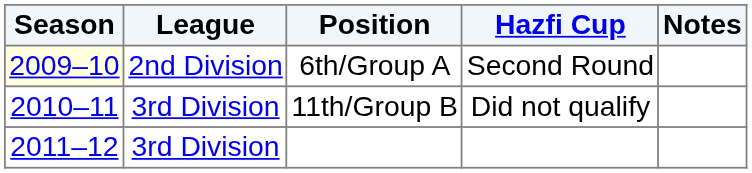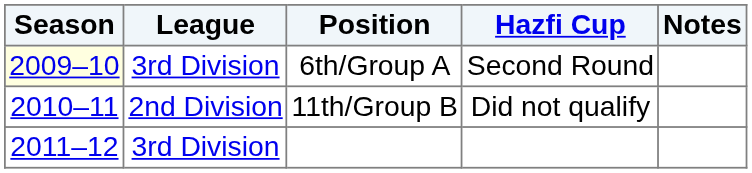(206, 65) 2nd Division -> (206, 65) 3rd Division
(206, 106) 3rd Division -> (206, 106) 2nd Division
